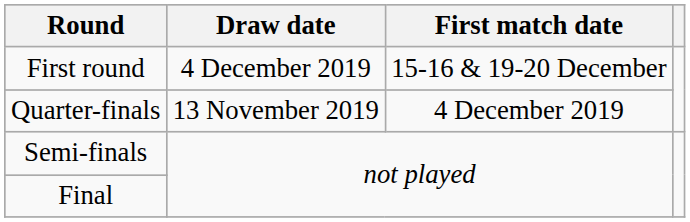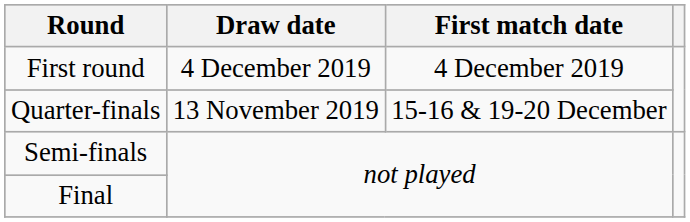(529, 68) 15-16 & 19-20 December -> (529, 68) 4 December 2019
(529, 110) 4 December 2019 -> (529, 110) 15-16 & 19-20 December
